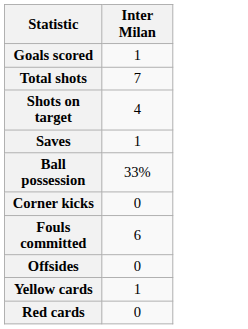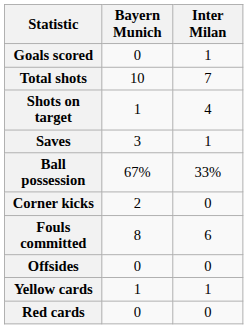+ column: (137, 24)
